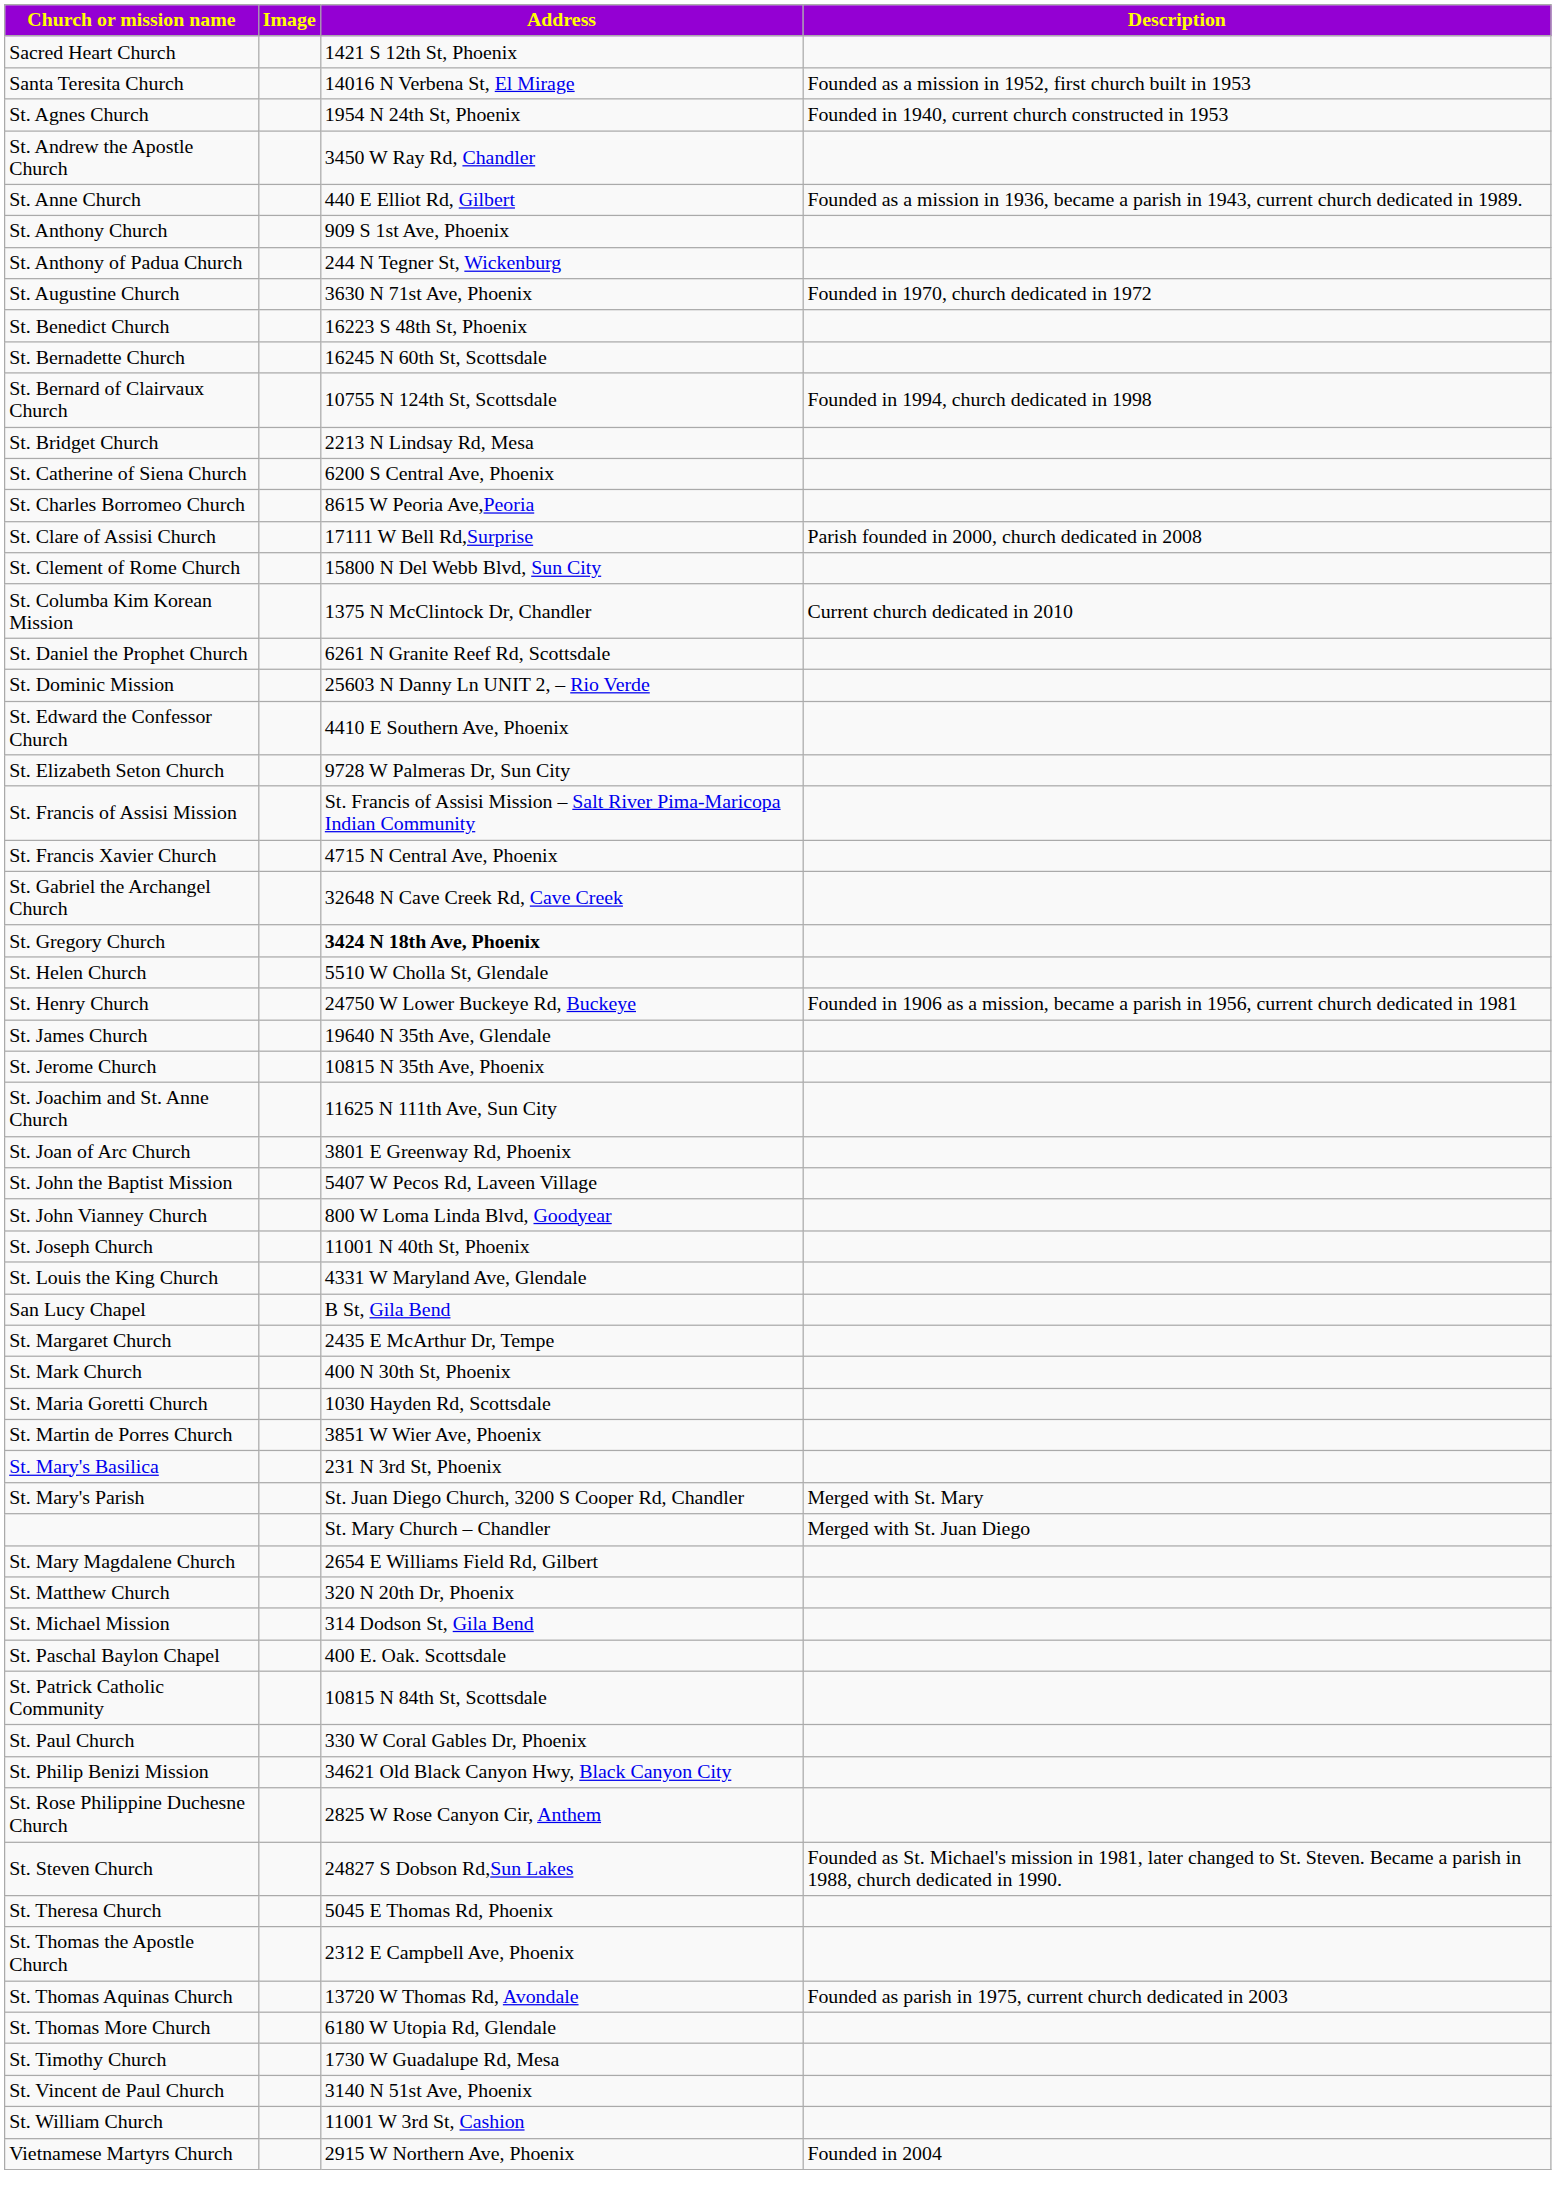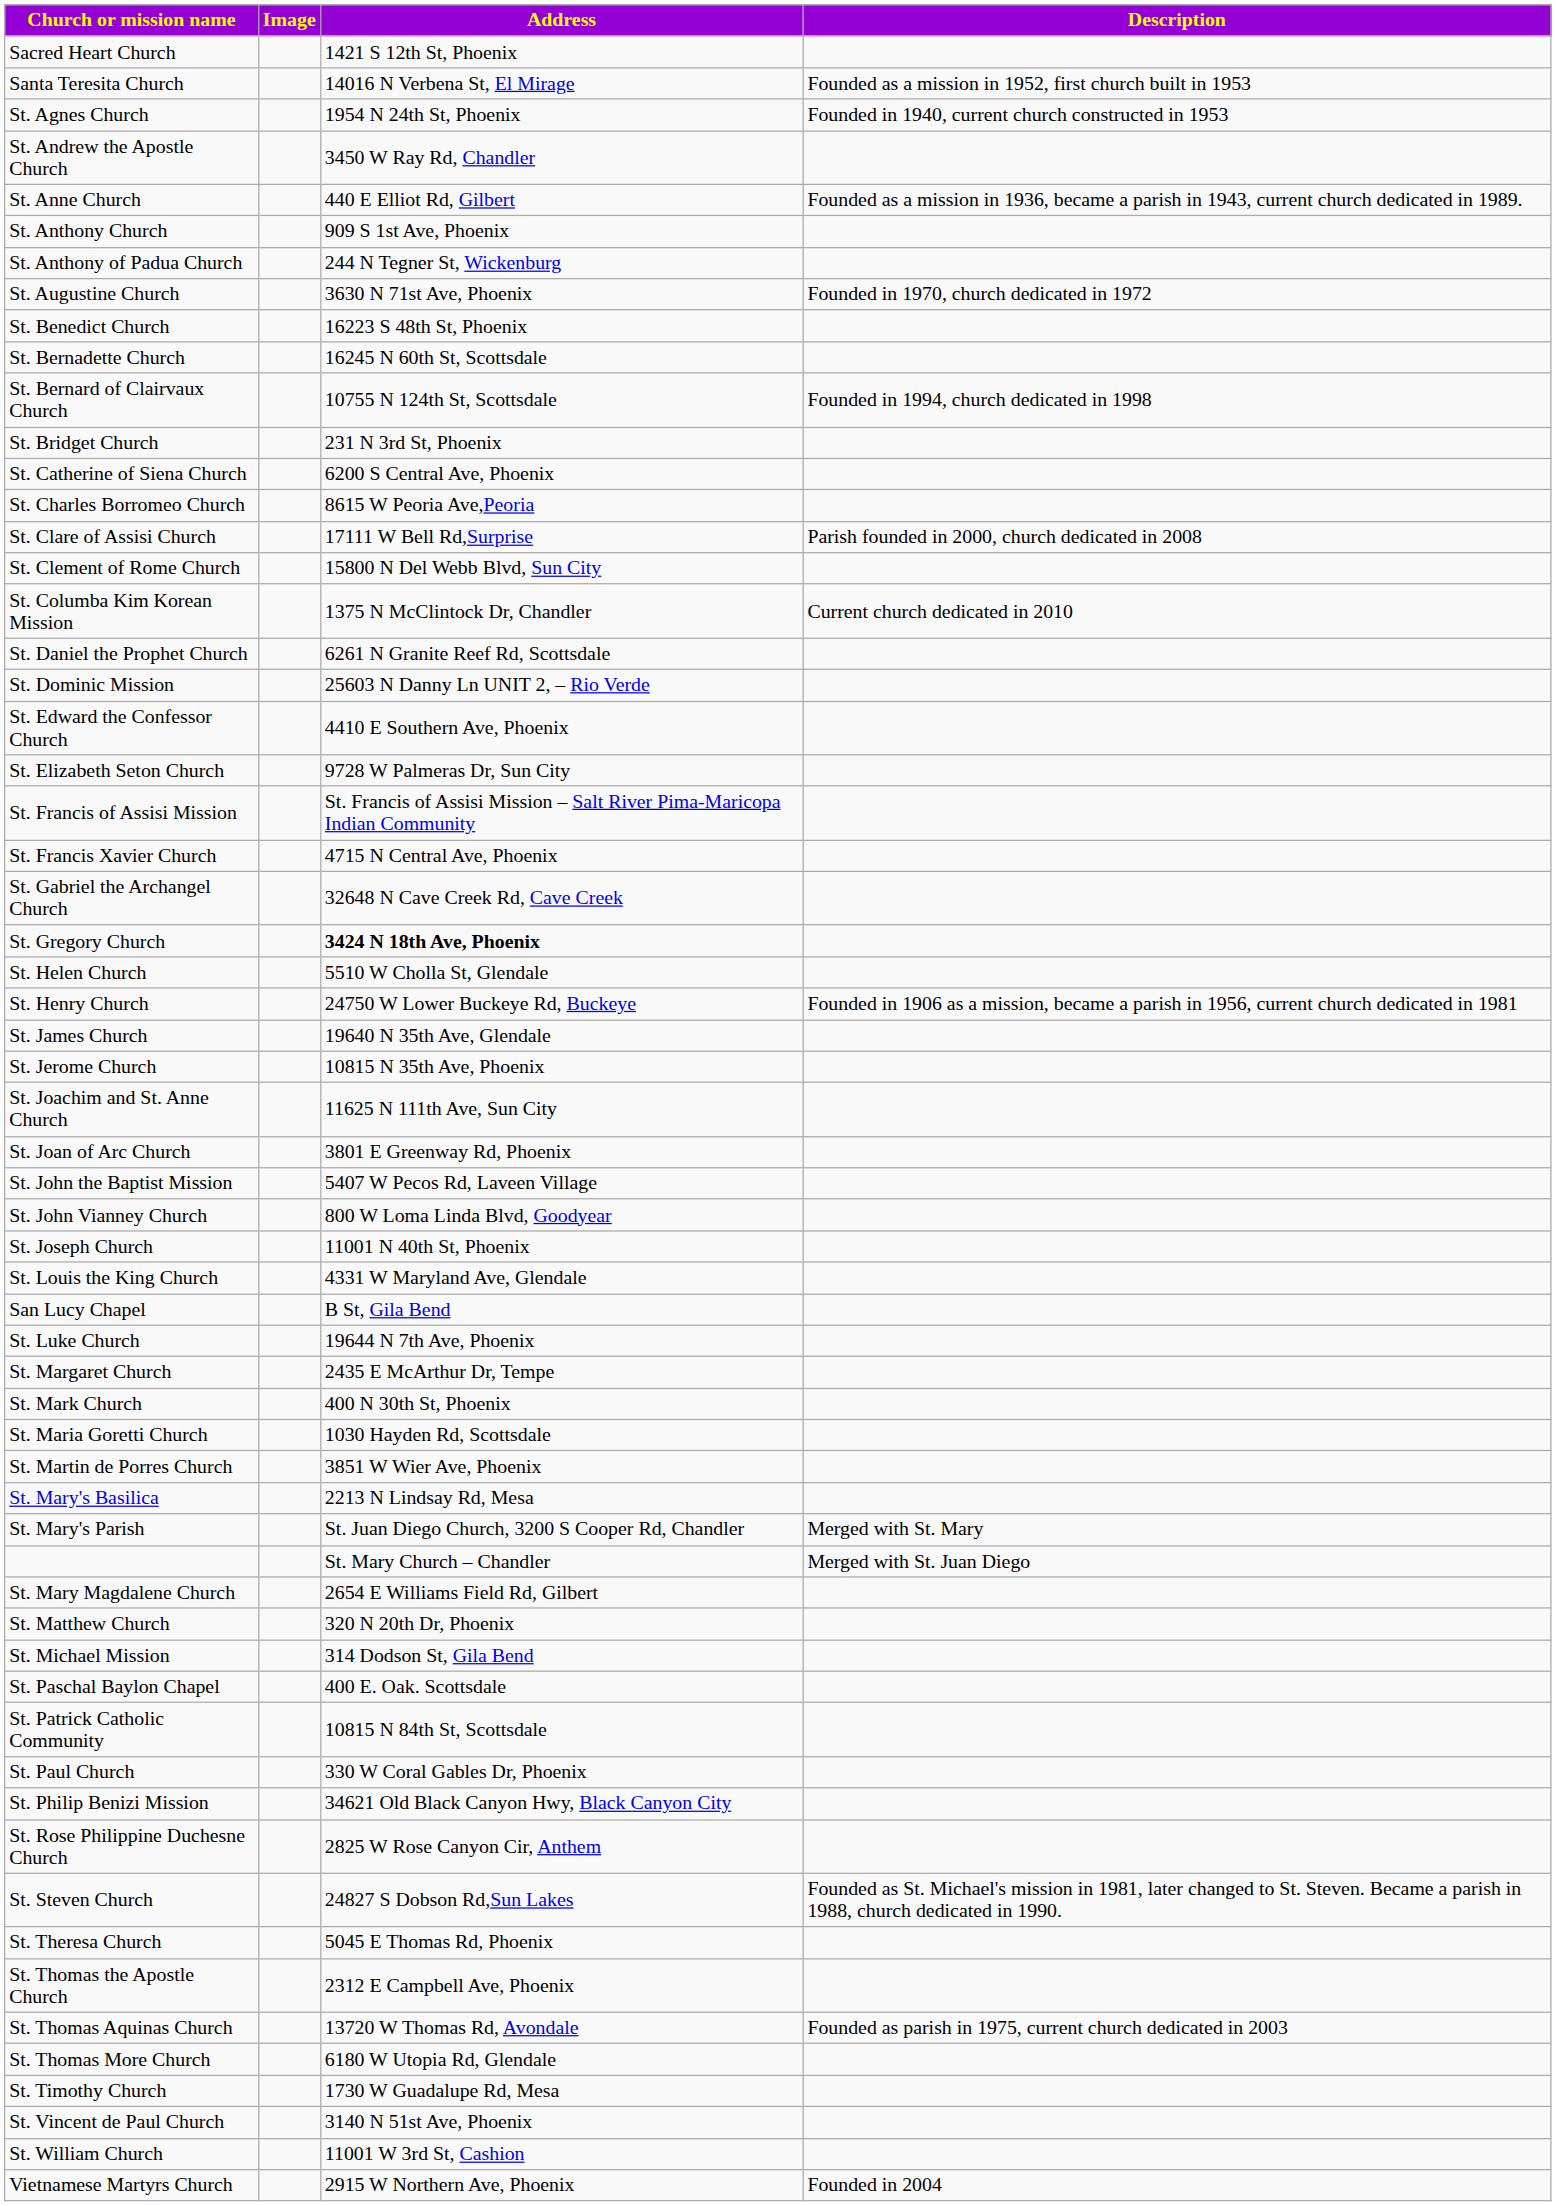(429, 442) 2213 N Lindsay Rd, Mesa -> (413, 442) 231 N 3rd St, Phoenix
+ row: (74, 1340)
(413, 1466) 231 N 3rd St, Phoenix -> (429, 1498) 2213 N Lindsay Rd, Mesa
